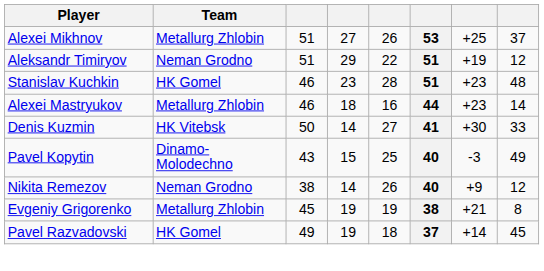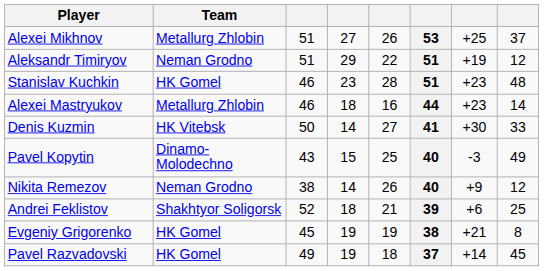+ row: (58, 210)
(210, 210) Metallurg Zhlobin -> (188, 232) HK Gomel
